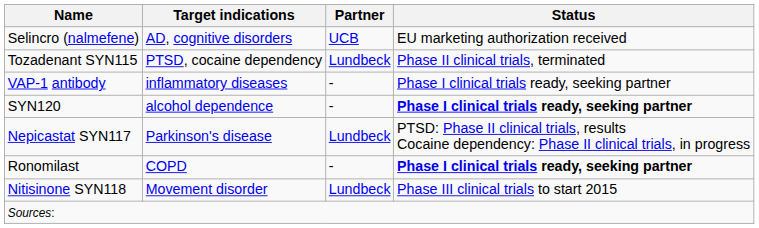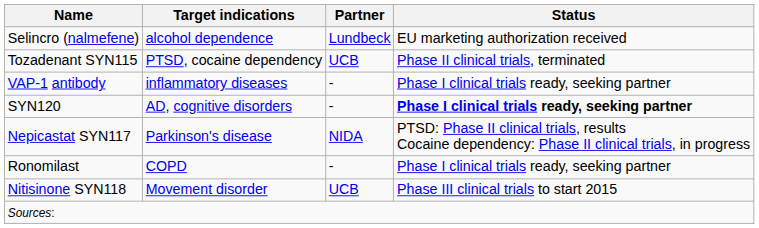(219, 38) AD, cognitive disorders -> (209, 38) alcohol dependence
(344, 38) UCB -> (360, 38) Lundbeck
(360, 60) Lundbeck -> (344, 60) UCB
(209, 106) alcohol dependence -> (219, 106) AD, cognitive disorders
(360, 136) Lundbeck -> (346, 136) NIDA
(545, 167) bold -> (534, 167) normal
(360, 189) Lundbeck -> (344, 189) UCB
